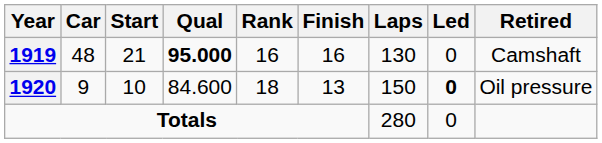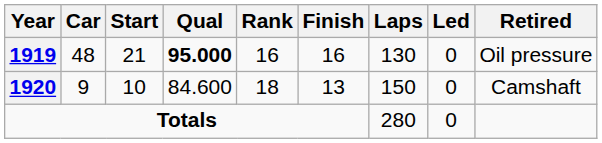(536, 54) Camshaft -> (536, 54) Oil pressure
(451, 87) bold -> (451, 87) normal
(536, 87) Oil pressure -> (536, 87) Camshaft
